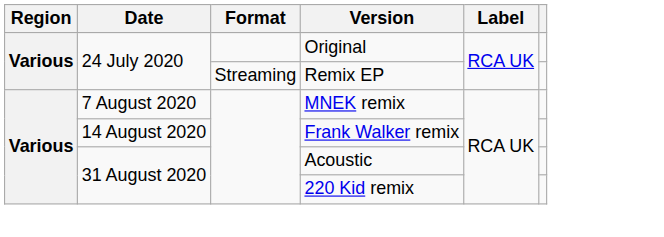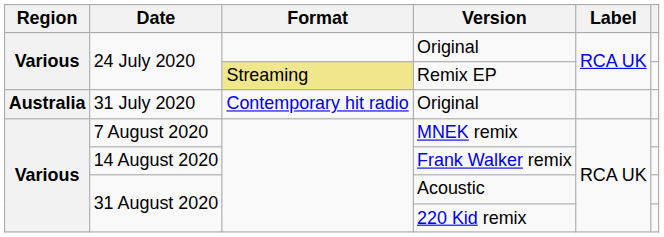(255, 75) no background -> (267, 75) khaki background
+ row: (144, 103)
